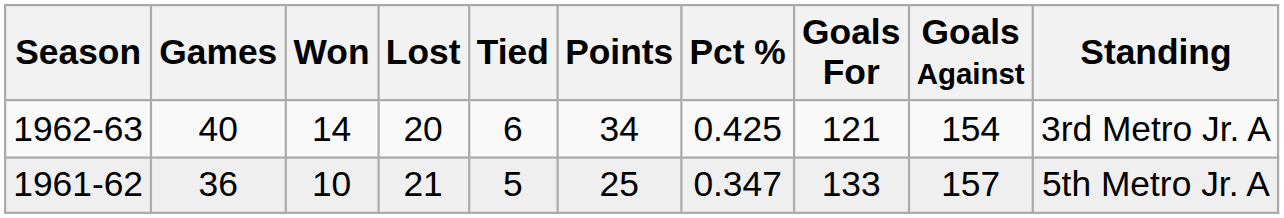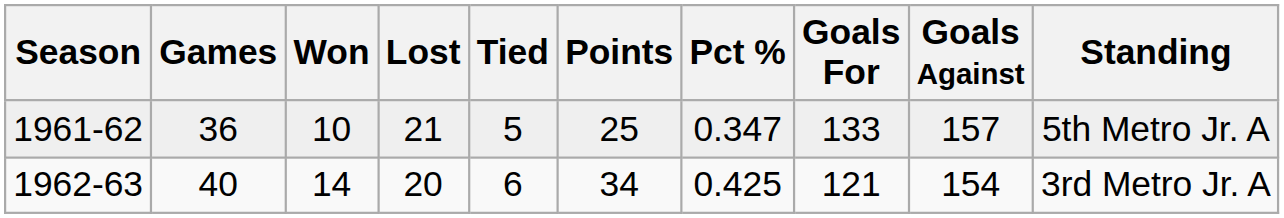rows swapped: (78, 184) <-> (78, 128)
